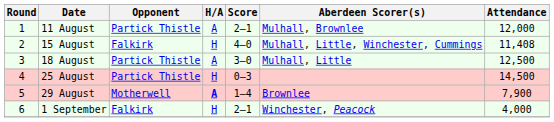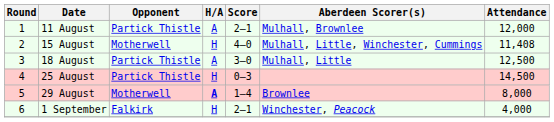(132, 45) Falkirk -> (141, 45) Motherwell
(517, 93) 7,900 -> (517, 93) 8,000
